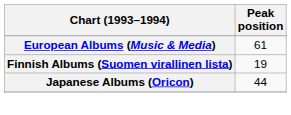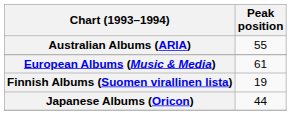+ row: (120, 45)
